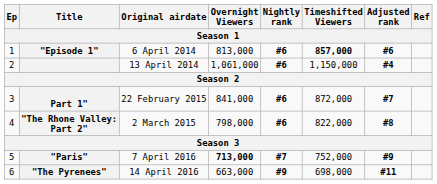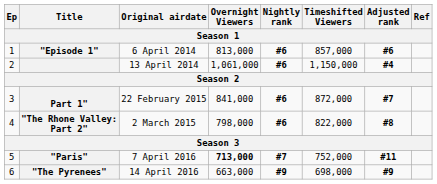(334, 51) bold -> (334, 51) normal
(388, 157) #9 -> (388, 157) #11
(388, 172) #11 -> (388, 172) #9
